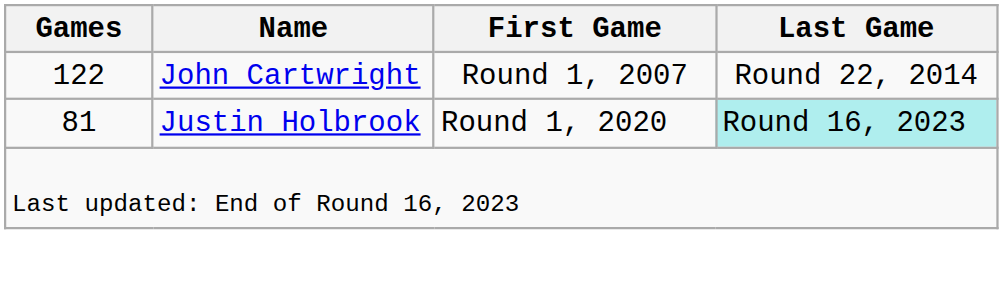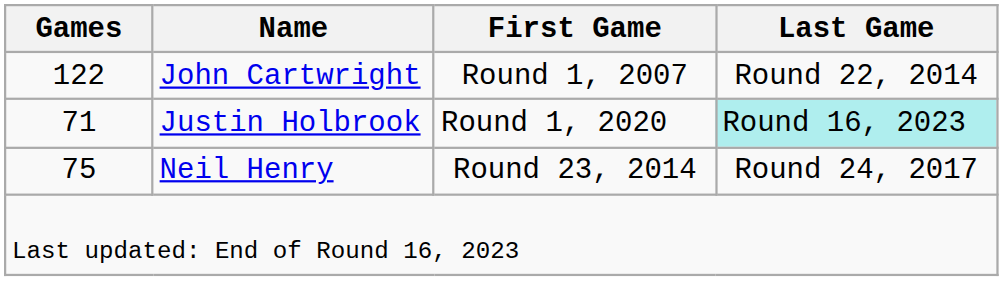(79, 123) 81 -> (79, 123) 71
+ row: (247, 170)
